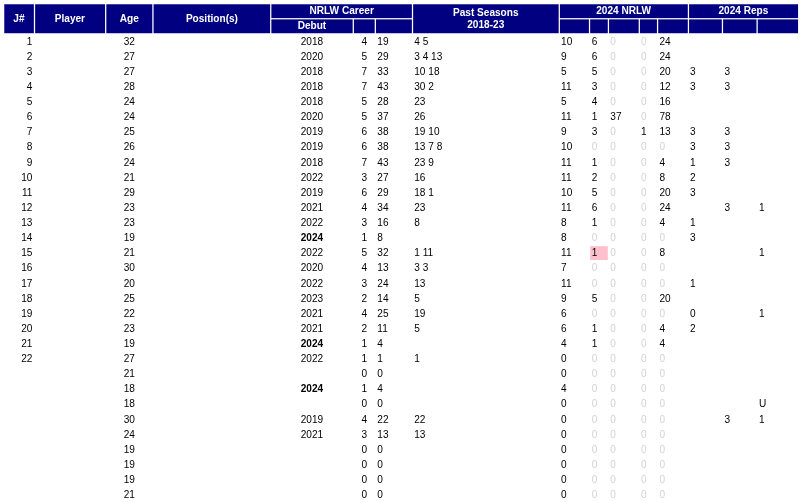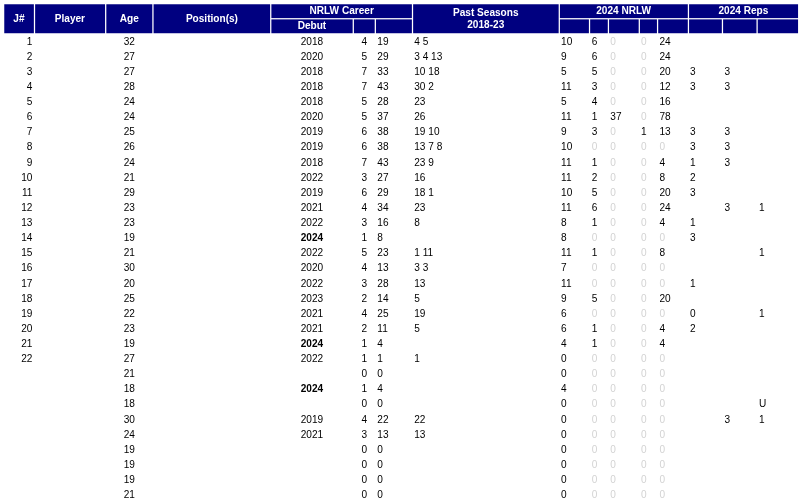(383, 253) 32 -> (383, 253) 23
(594, 253) pink background -> (594, 253) no background
(383, 283) 24 -> (383, 283) 28
